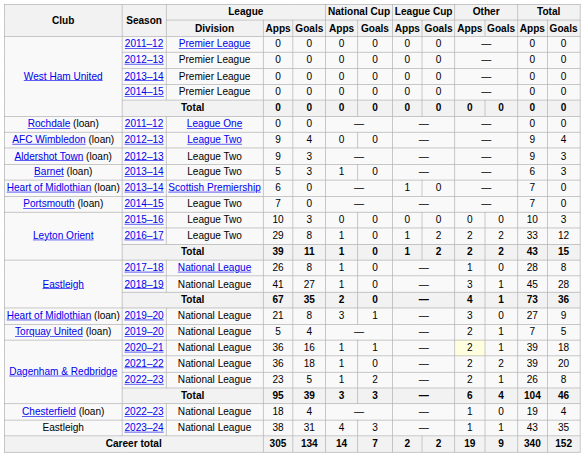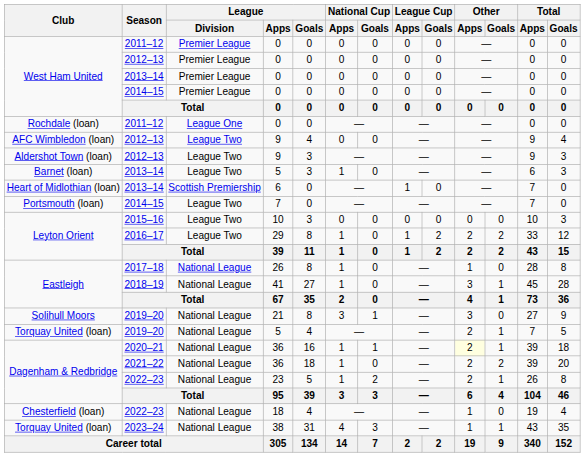(63, 316) Heart of Midlothian (loan) -> (63, 316) Solihull Moors
(63, 428) Eastleigh -> (63, 428) Torquay United (loan)
